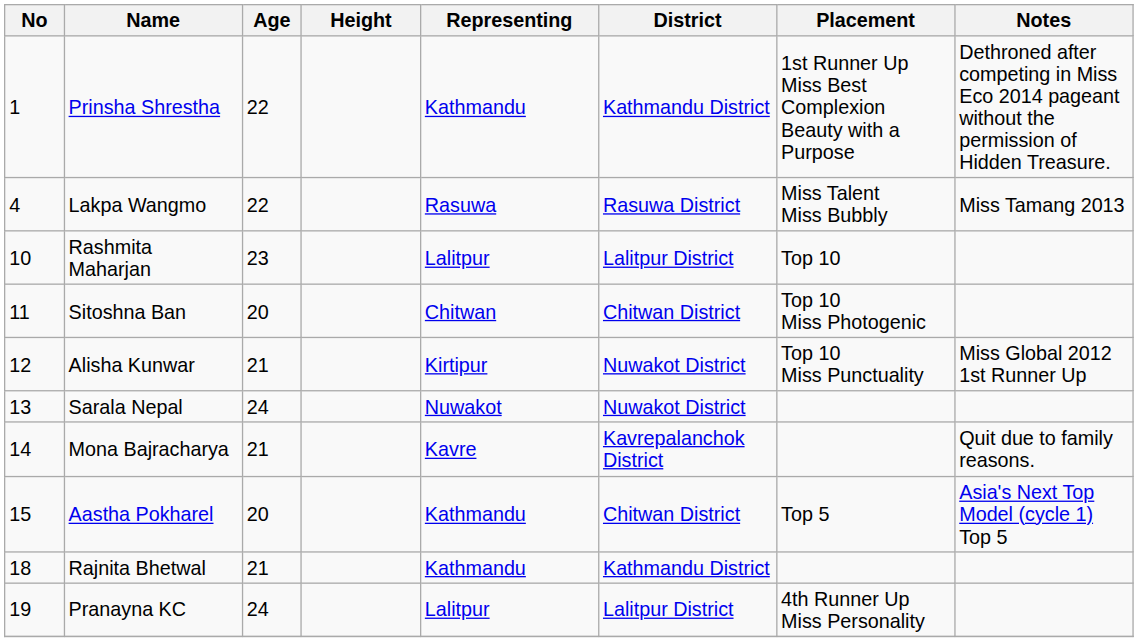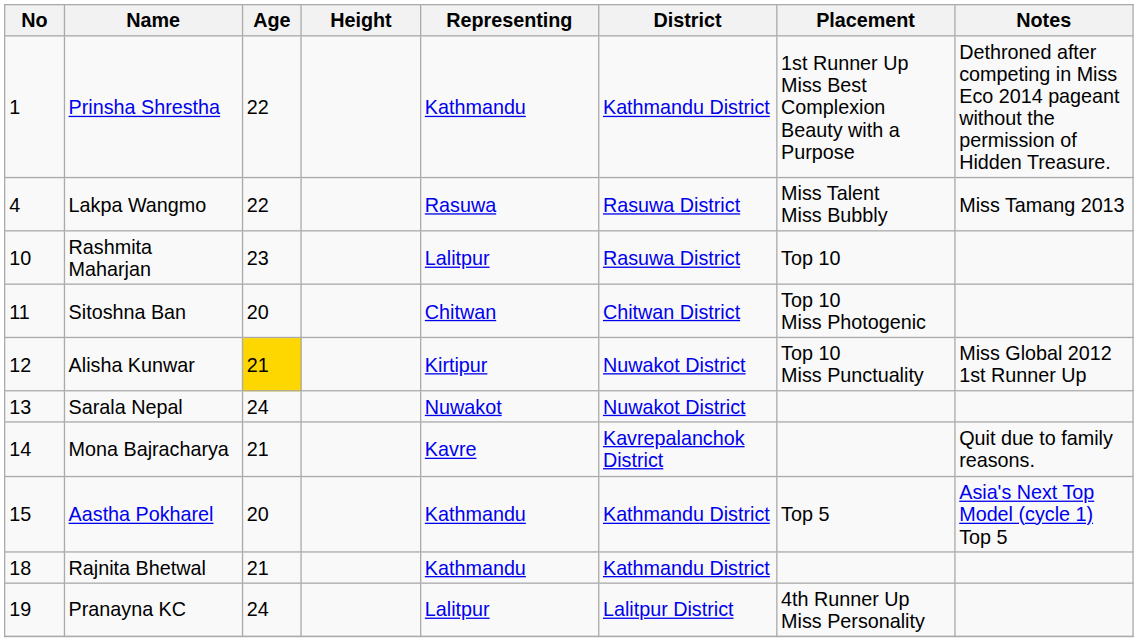(668, 258) Lalitpur District -> (672, 258) Rasuwa District
(258, 365) no background -> (258, 365) gold background
(672, 514) Chitwan District -> (686, 514) Kathmandu District
